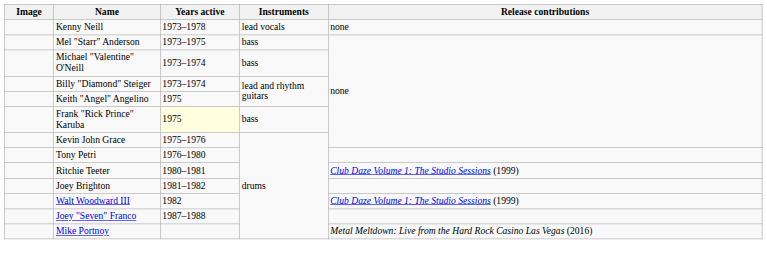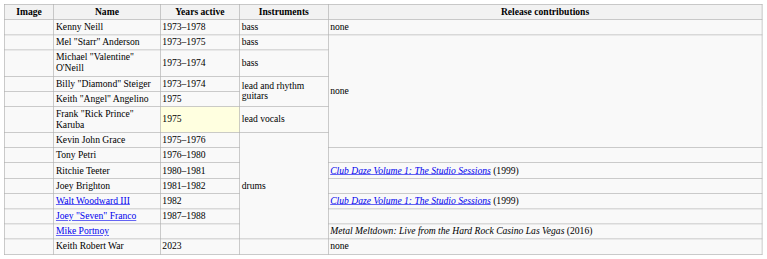(263, 27) lead vocals -> (250, 27) bass
(250, 119) bass -> (263, 119) lead vocals
+ row: (90, 246)
